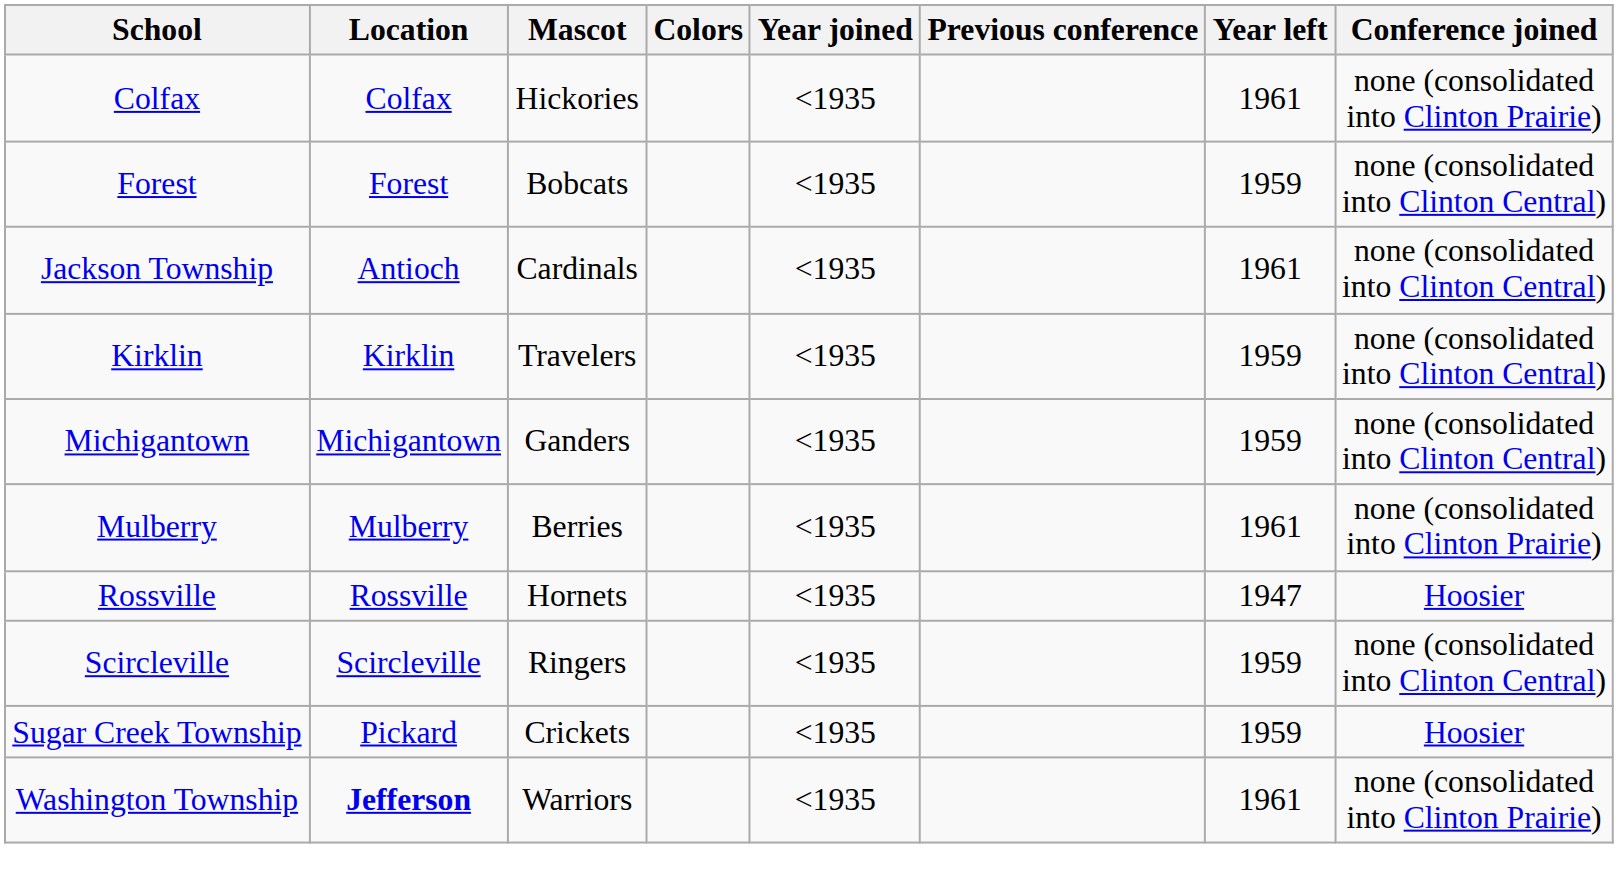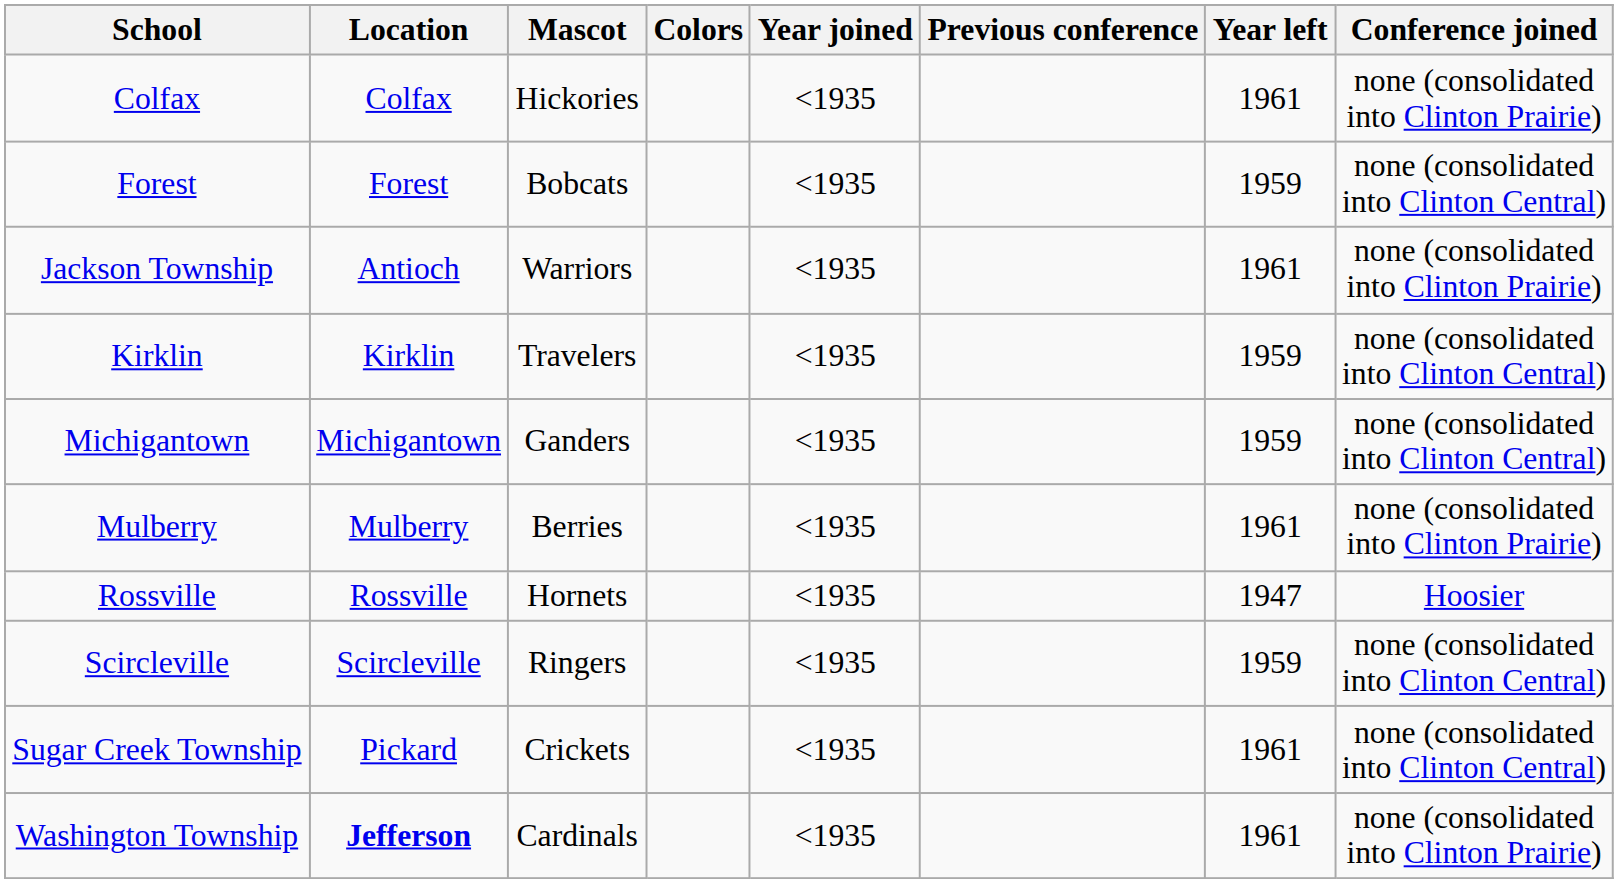(577, 269) Cardinals -> (577, 269) Warriors
(1474, 269) none (consolidated into Clinton Central) -> (1474, 269) none (consolidated into Clinton Prairie)
(1270, 731) 1959 -> (1270, 749) 1961
(1474, 731) Hoosier -> (1474, 749) none (consolidated into Clinton Central)
(577, 799) Warriors -> (577, 834) Cardinals
